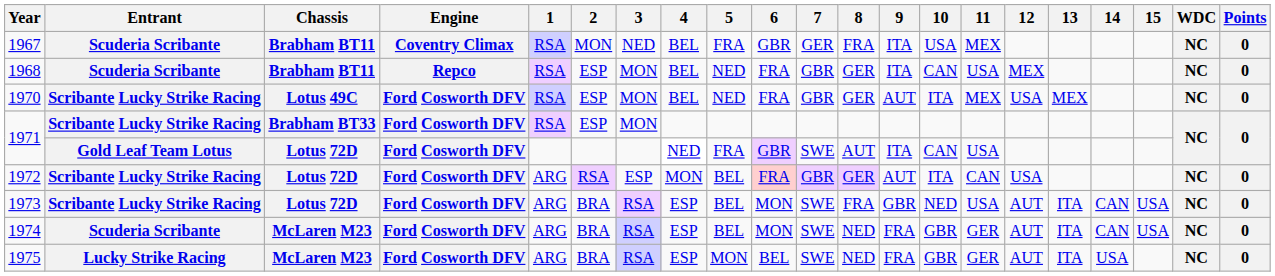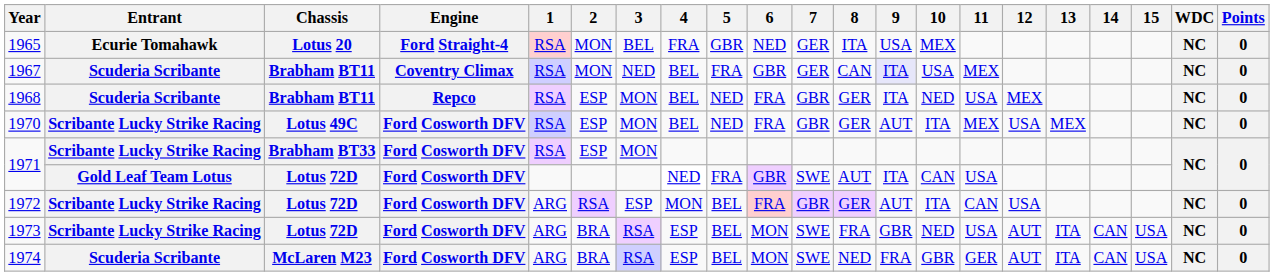+ row: (24, 44)
(859, 44) FRA -> (855, 71) CAN
(899, 44) no background -> (896, 71) lavender background
(941, 71) CAN -> (938, 97) NED
- row: (24, 257)
